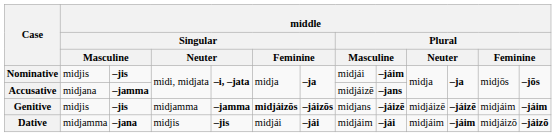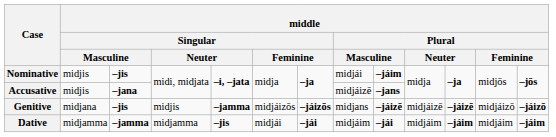(80, 90) midjana -> (76, 90) midjis
(130, 90) –jamma -> (125, 90) –jana
(76, 106) midjis -> (80, 106) midjana
(176, 106) midjamma -> (166, 106) midjis
(276, 106) bold -> (275, 106) normal
(498, 106) midjáim -> (496, 106) midjáizō
(534, 106) –jáim -> (533, 106) –jáizō
(125, 123) –jana -> (130, 123) –jamma
(166, 123) midjis -> (176, 123) midjamma
(499, 123) midjáizō -> (496, 123) midjáim
(535, 123) –jáizō -> (532, 123) –jáim
